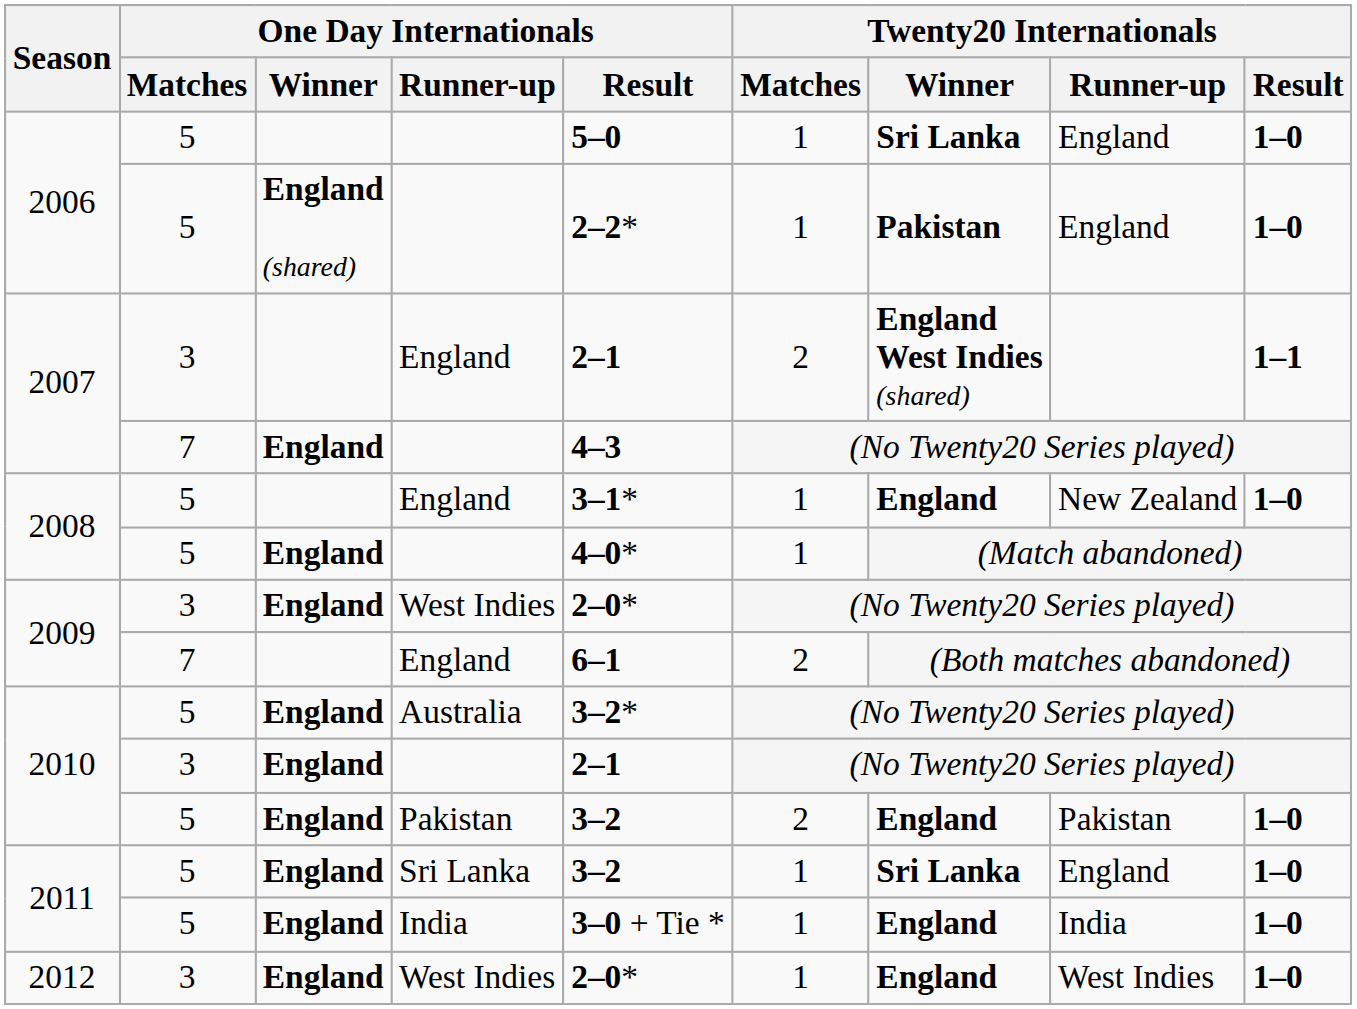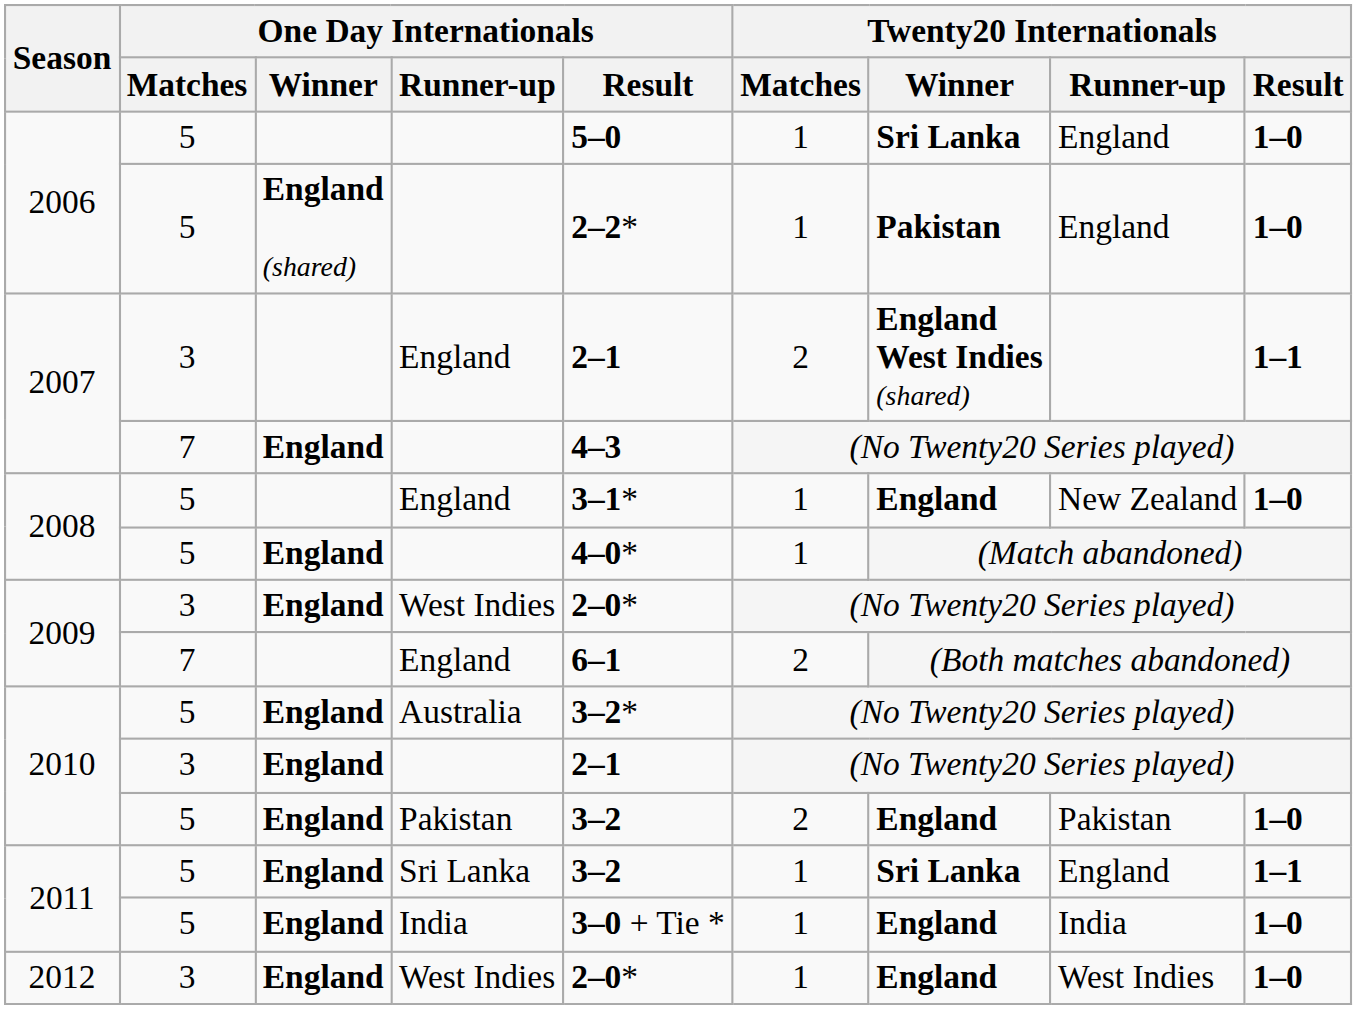(1278, 870) 1–0 -> (1278, 870) 1–1
